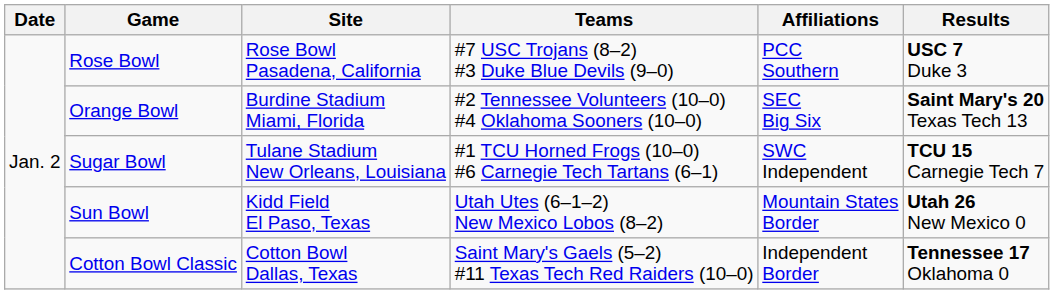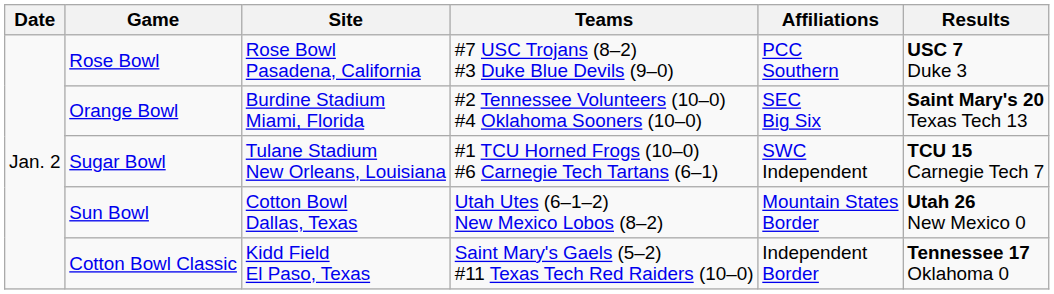(308, 213) Kidd Field El Paso, Texas -> (302, 213) Cotton Bowl Dallas, Texas
(302, 263) Cotton Bowl Dallas, Texas -> (308, 263) Kidd Field El Paso, Texas
